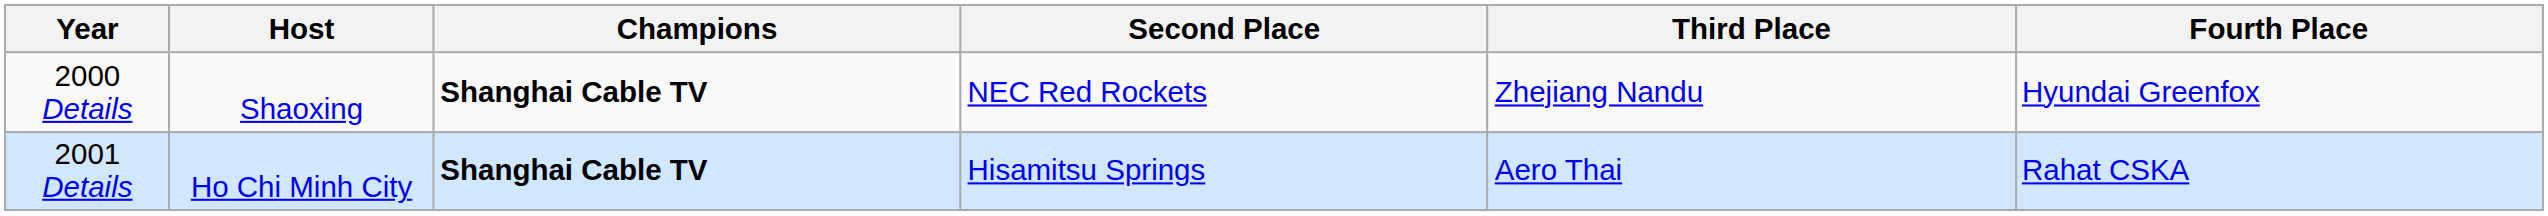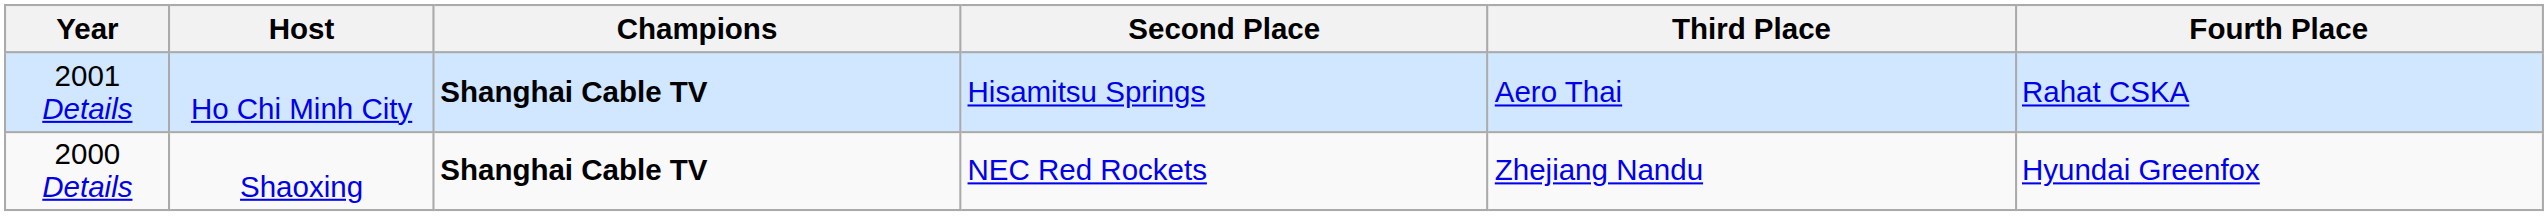rows swapped: (87, 92) <-> (87, 171)
